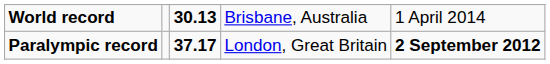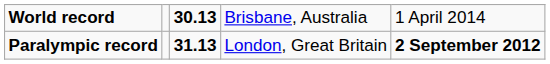(195, 45) 37.17 -> (195, 45) 31.13
